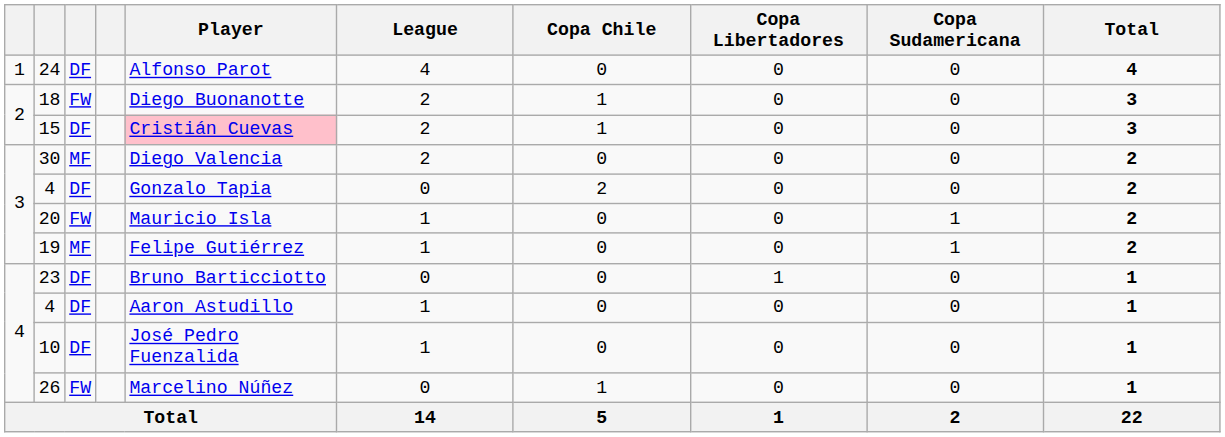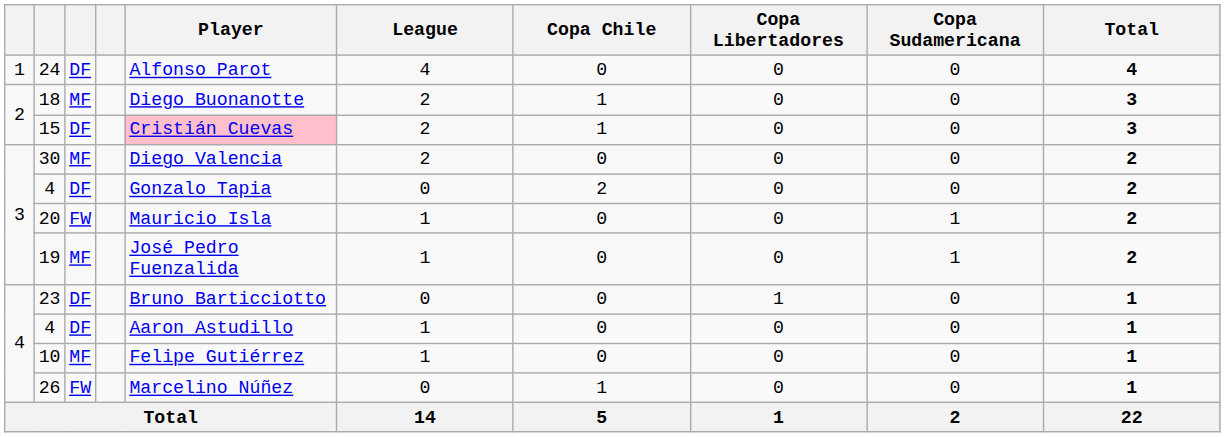(80, 100) FW -> (80, 100) MF
(217, 248) Felipe Gutiérrez -> (184, 259) José Pedro Fuenzalida
(80, 348) DF -> (80, 358) MF
(184, 348) José Pedro Fuenzalida -> (217, 358) Felipe Gutiérrez
